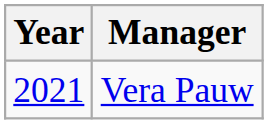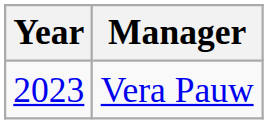(49, 88) 2021 -> (49, 88) 2023
